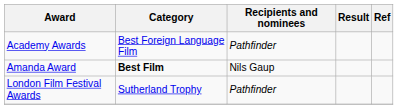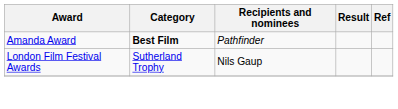- row: (46, 46)
(252, 68) Nils Gaup -> (241, 40) Pathfinder
(253, 90) Pathfinder -> (240, 62) Nils Gaup
